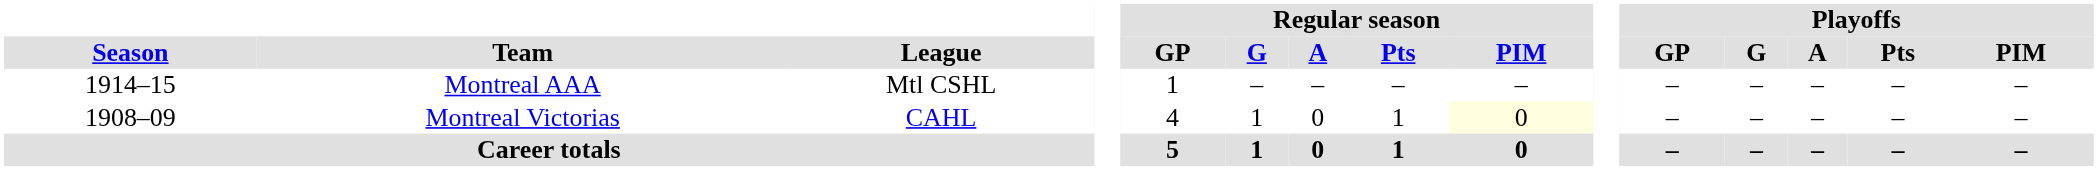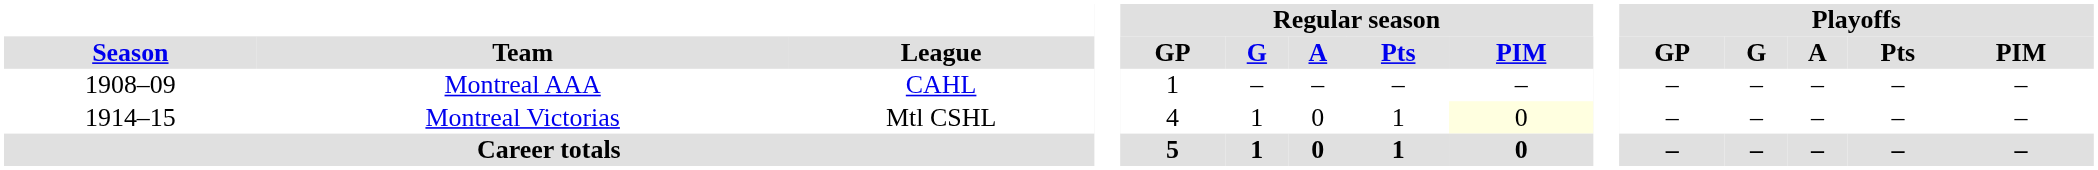(130, 84) 1914–15 -> (130, 84) 1908–09
(941, 84) Mtl CSHL -> (941, 84) CAHL
(130, 117) 1908–09 -> (130, 117) 1914–15
(941, 117) CAHL -> (941, 117) Mtl CSHL
